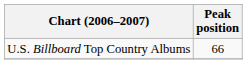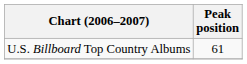(218, 48) 66 -> (218, 48) 61
